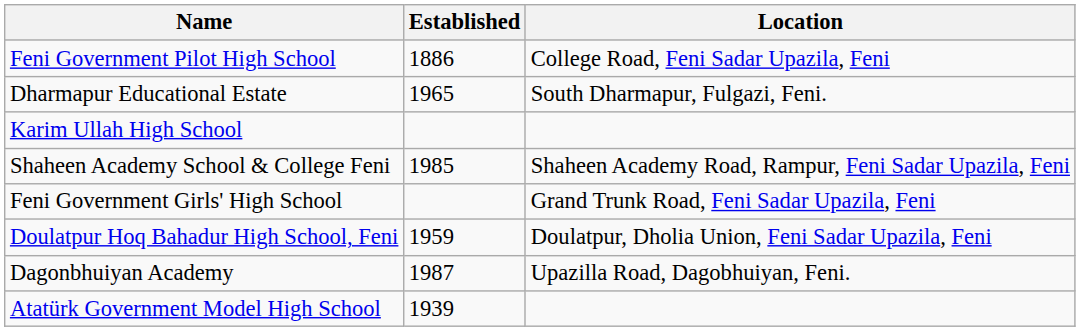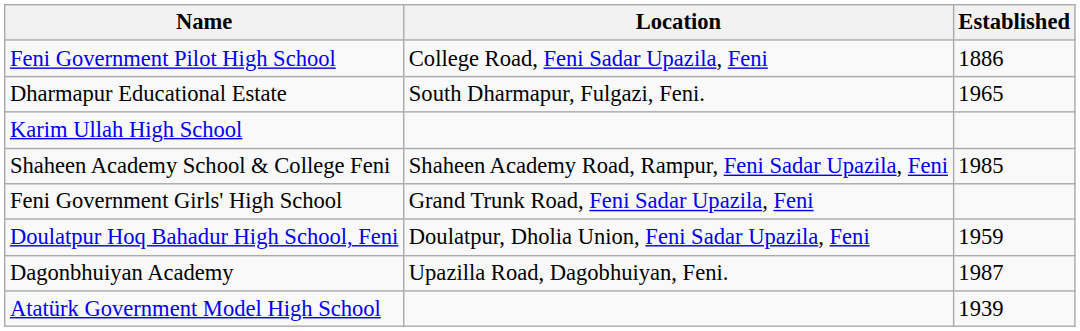columns swapped: (800, 22) <-> (465, 22)
